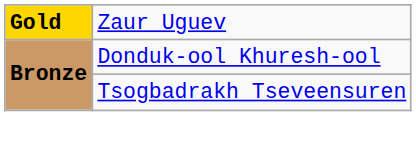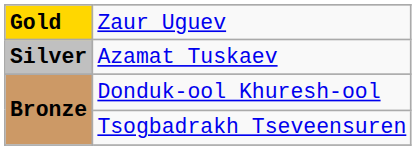+ row: (187, 57)
